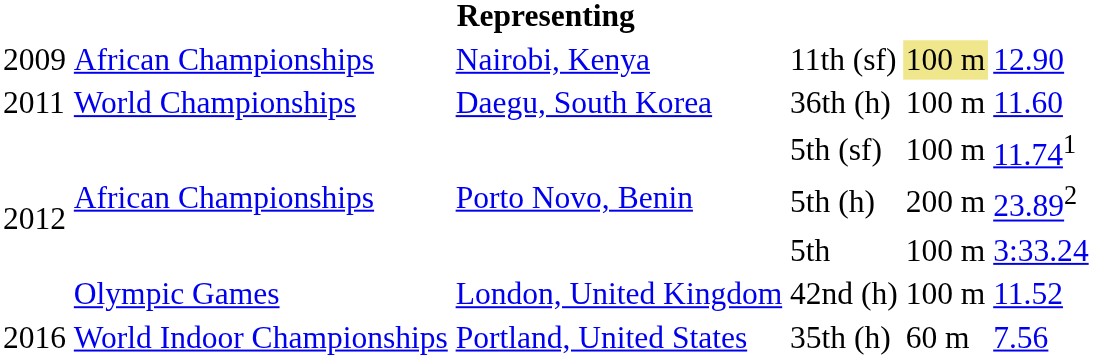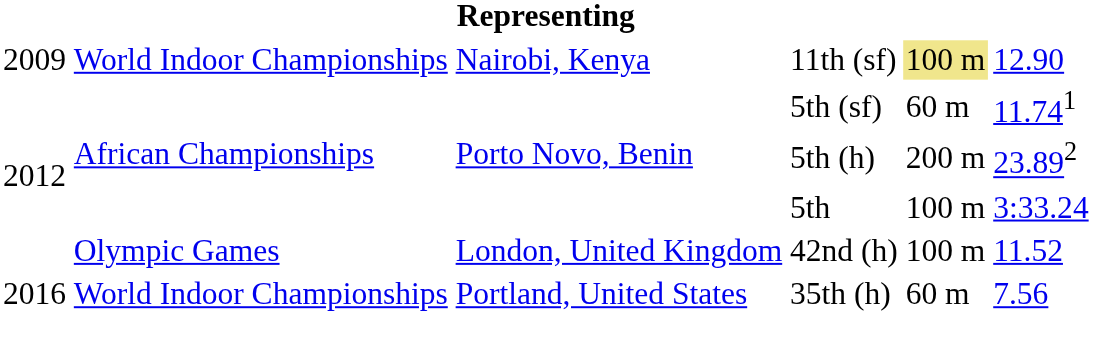(224, 59) African Championships -> (261, 59) World Indoor Championships
- row: (840, 102)
(945, 150) 100 m -> (938, 107) 60 m
